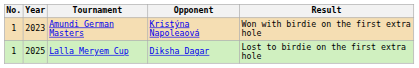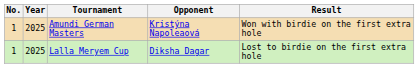(35, 29) 2023 -> (35, 29) 2025
